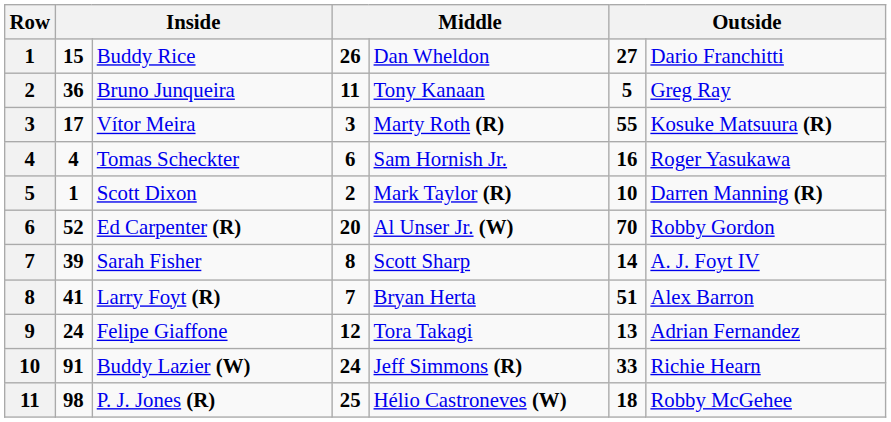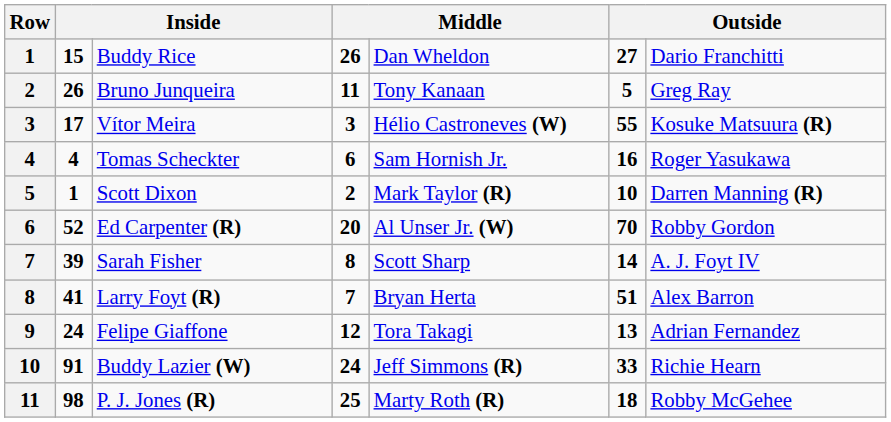(73, 90) 36 -> (73, 90) 26
(439, 124) Marty Roth (R) -> (470, 124) Hélio Castroneves (W)
(470, 399) Hélio Castroneves (W) -> (439, 399) Marty Roth (R)
